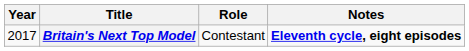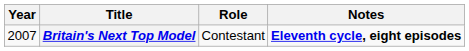(22, 35) 2017 -> (22, 35) 2007
